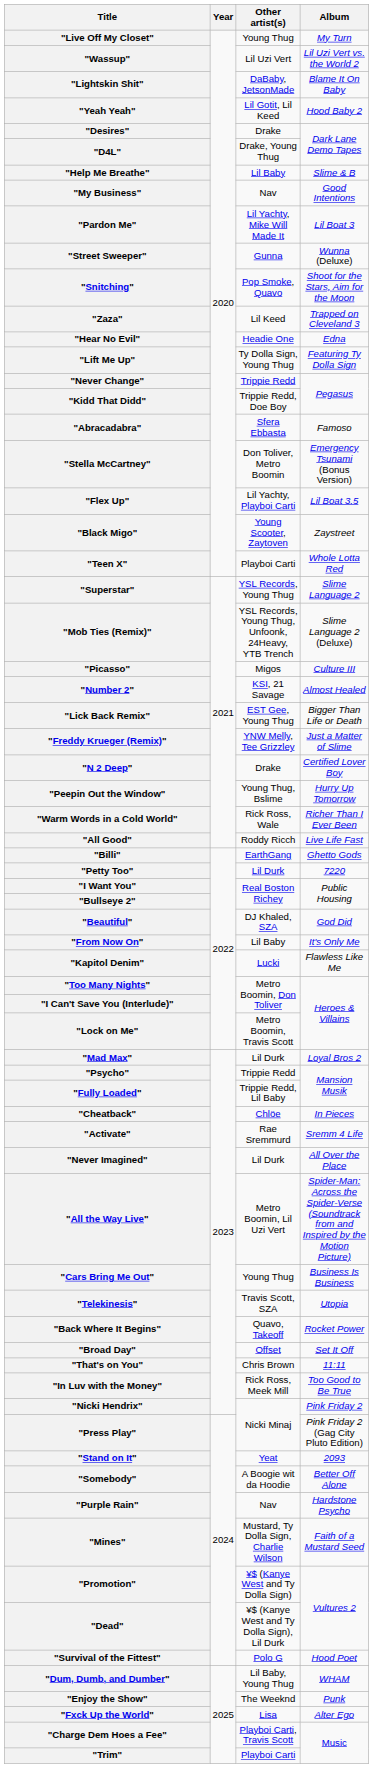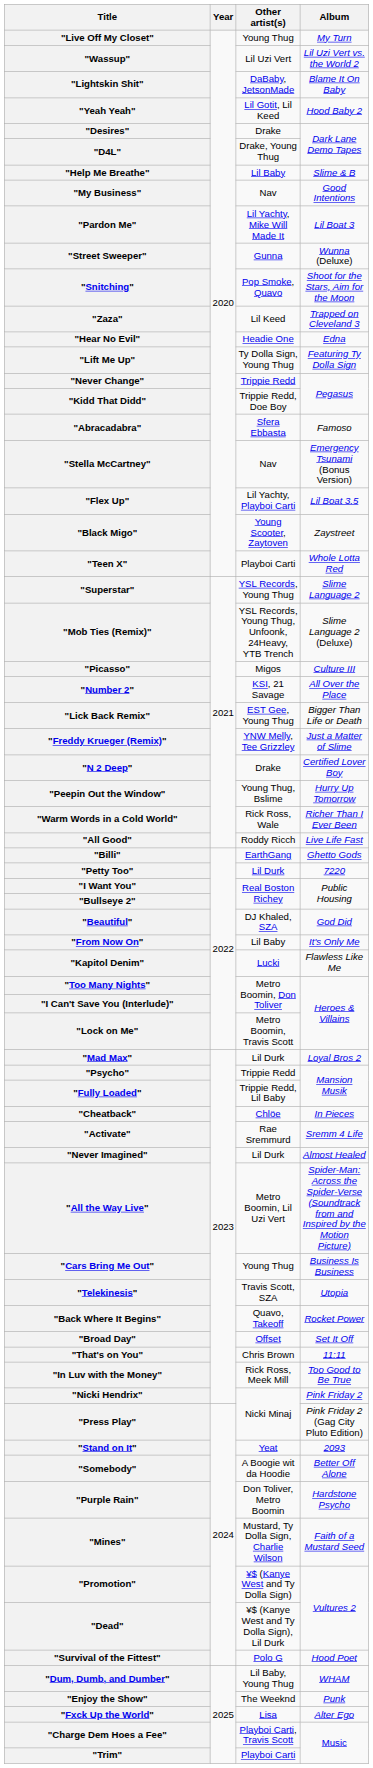(268, 464) Don Toliver, Metro Boomin -> (268, 464) Nav
(334, 689) Almost Healed -> (334, 689) All Over the Place
(334, 1160) All Over the Place -> (334, 1155) Almost Healed
(268, 1505) Nav -> (268, 1499) Don Toliver, Metro Boomin
